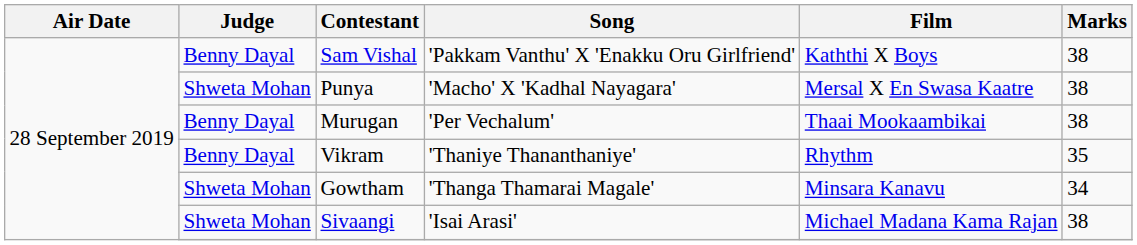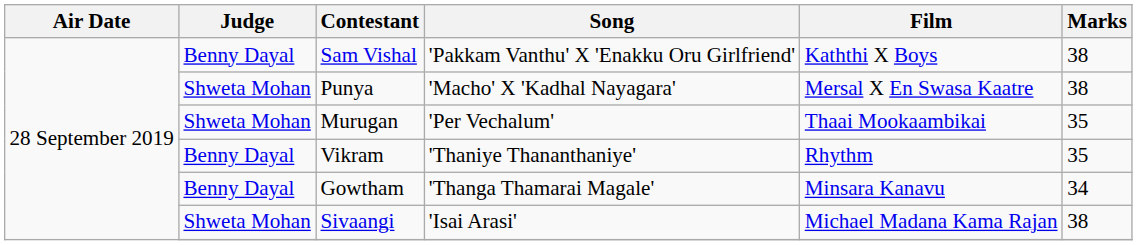(239, 121) Benny Dayal -> (247, 121) Shweta Mohan
(1078, 121) 38 -> (1078, 121) 35
(247, 188) Shweta Mohan -> (239, 188) Benny Dayal
